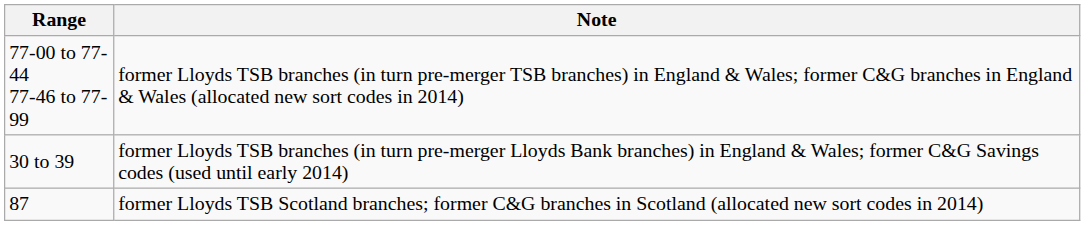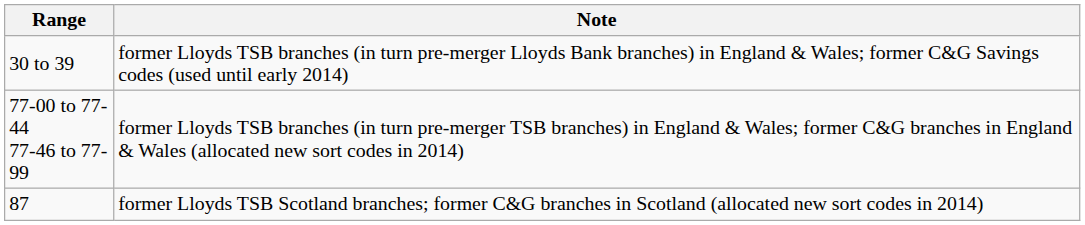rows swapped: (42, 161) <-> (58, 85)
